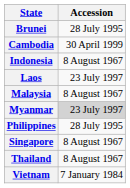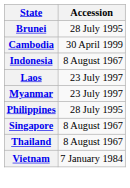- row: (31, 93)
(96, 110) lightgrey background -> (96, 93) no background
